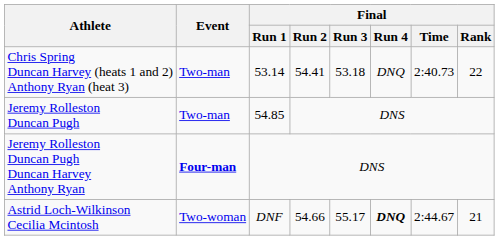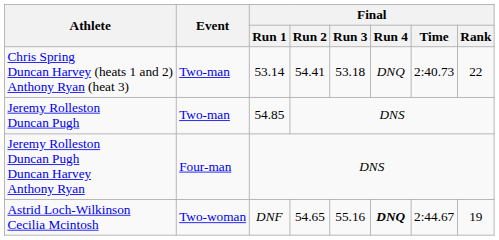(208, 166) bold -> (205, 166) normal
(310, 217) 54.66 -> (310, 217) 54.65
(350, 217) 55.17 -> (350, 217) 55.16
(476, 217) 21 -> (476, 217) 19
